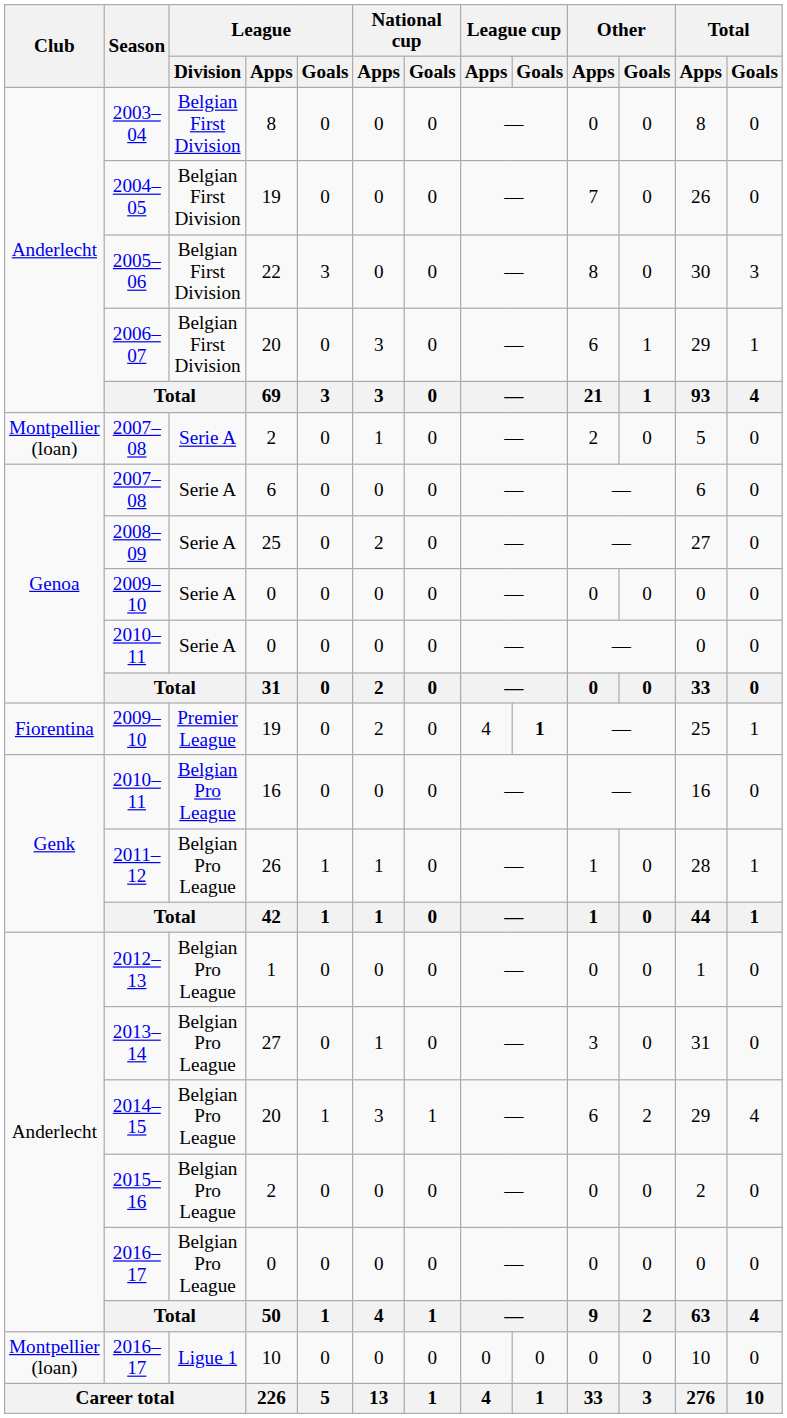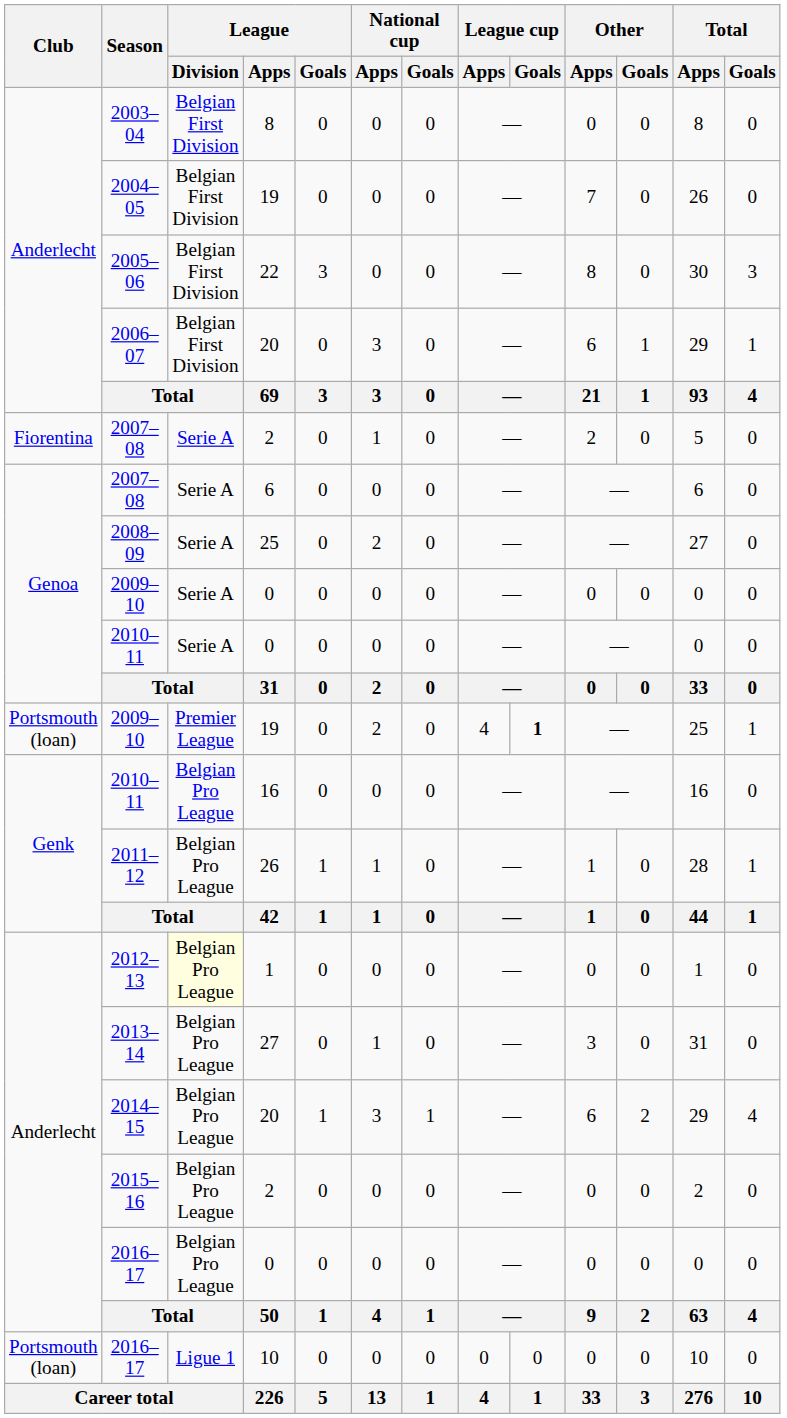(54, 438) Montpellier (loan) -> (53, 438) Fiorentina
(54, 728) Fiorentina -> (53, 728) Portsmouth (loan)
(208, 969) no background -> (205, 969) lightyellow background
(54, 1357) Montpellier (loan) -> (53, 1357) Portsmouth (loan)
